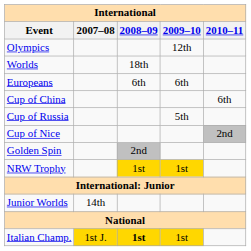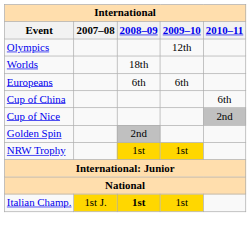- row: (38, 116)
- row: (37, 202)
